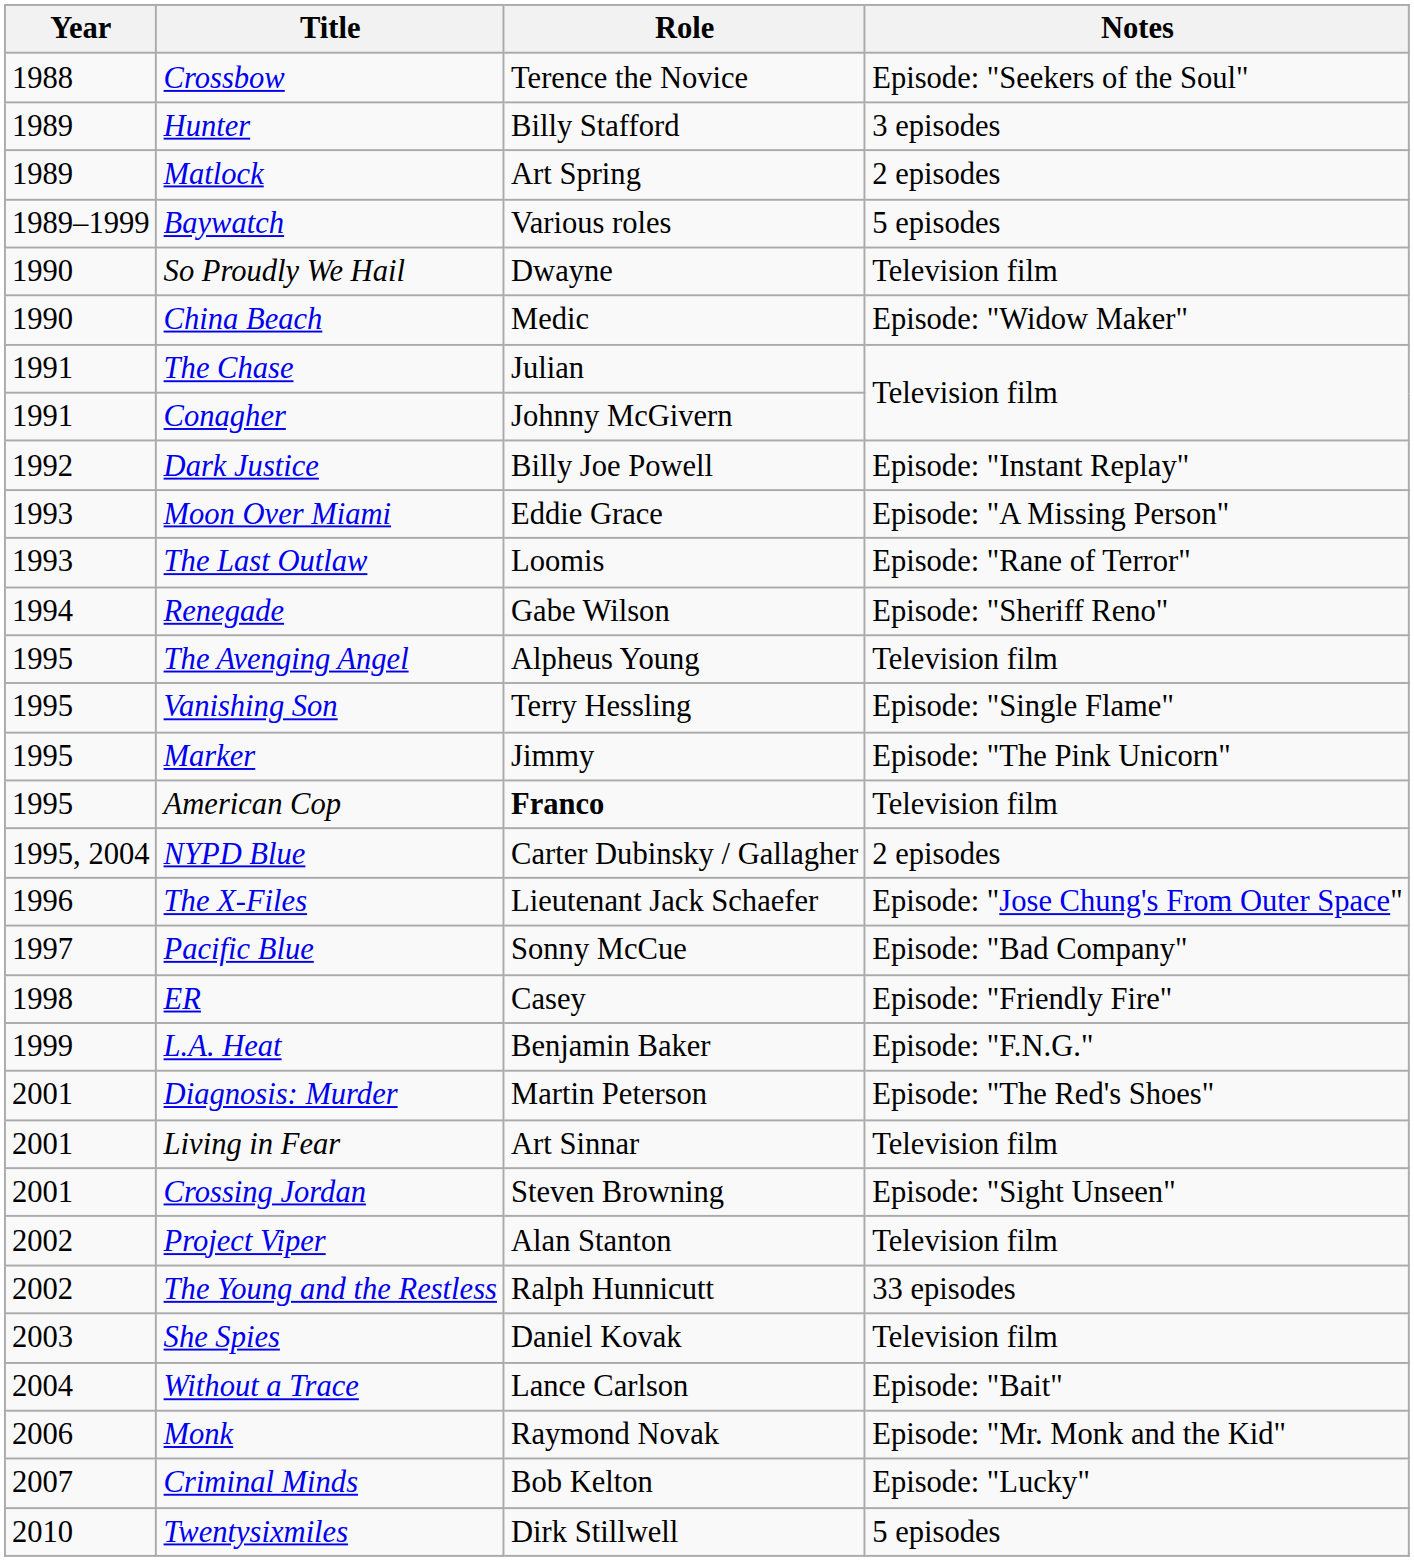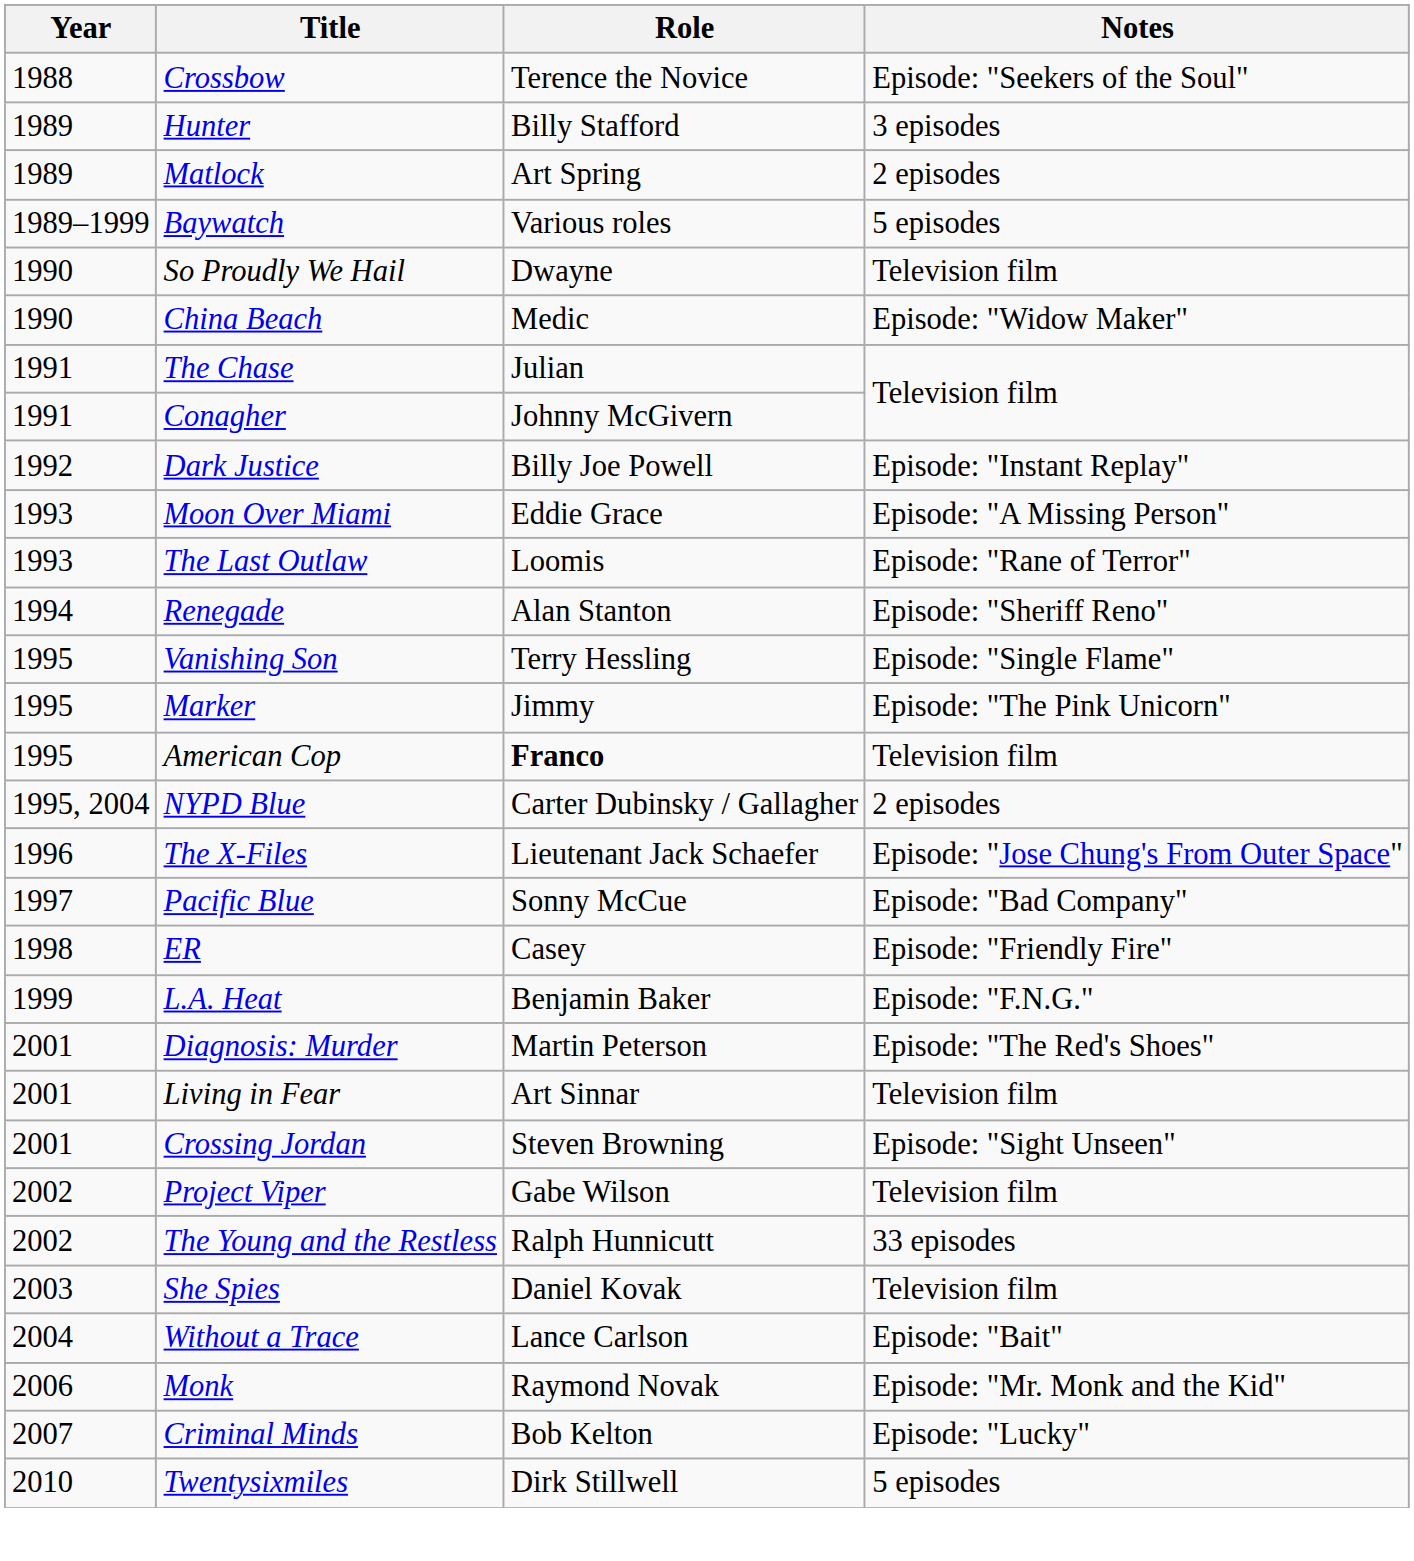(590, 610) Gabe Wilson -> (591, 610) Alan Stanton
- row: (286, 658)
(591, 1240) Alan Stanton -> (590, 1191) Gabe Wilson
